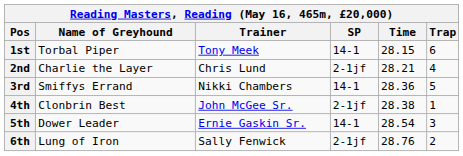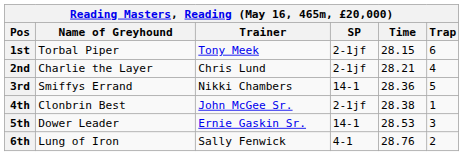(346, 50) 14-1 -> (349, 50) 2-1jf
(398, 123) 28.54 -> (398, 123) 28.53
(349, 141) 2-1jf -> (343, 141) 4-1
